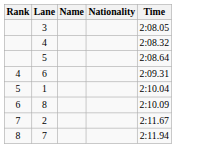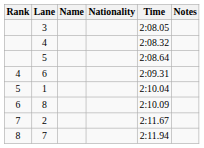+ column: (185, 12)
